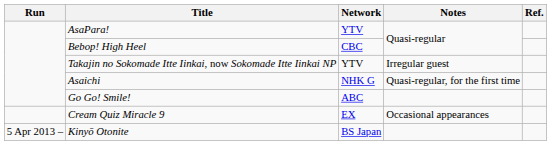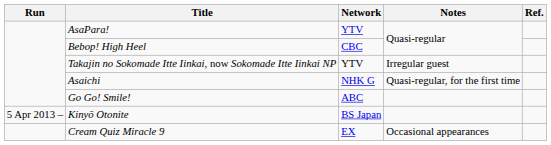rows swapped: (98, 132) <-> (116, 115)
